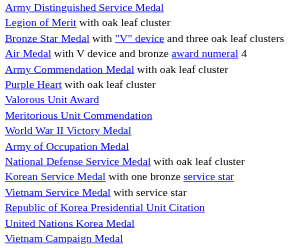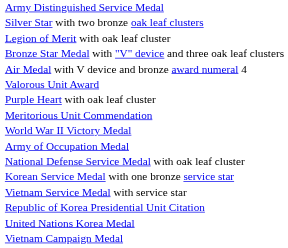+ row: (104, 22)
- row: (117, 69)
rows swapped: (80, 84) <-> (52, 99)
